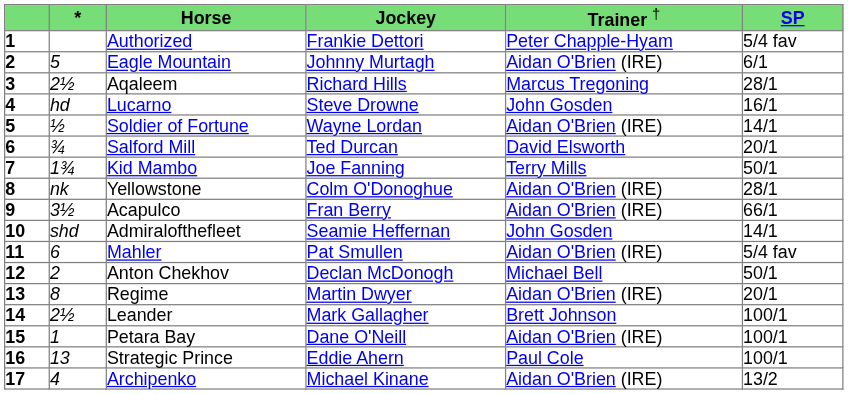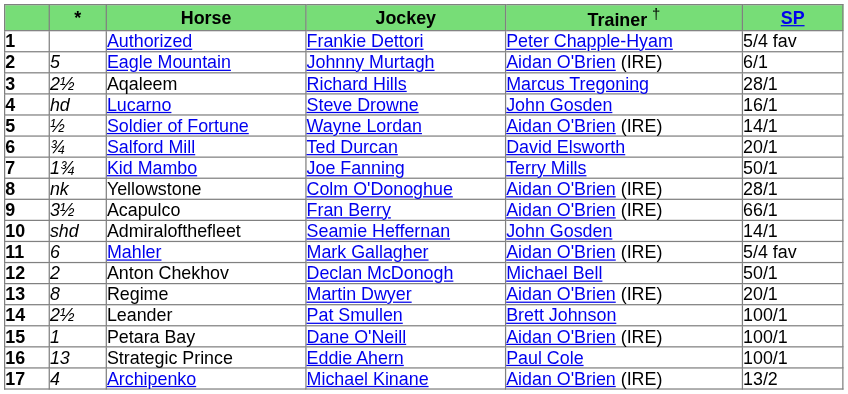(355, 252) Pat Smullen -> (368, 252) Mark Gallagher
(368, 315) Mark Gallagher -> (355, 315) Pat Smullen
